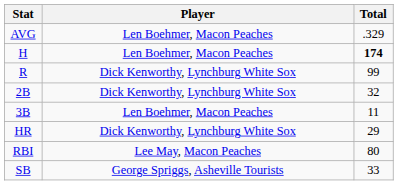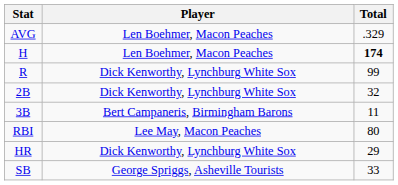(198, 111) Len Boehmer, Macon Peaches -> (198, 111) Bert Campaneris, Birmingham Barons
rows swapped: (23, 131) <-> (23, 151)
